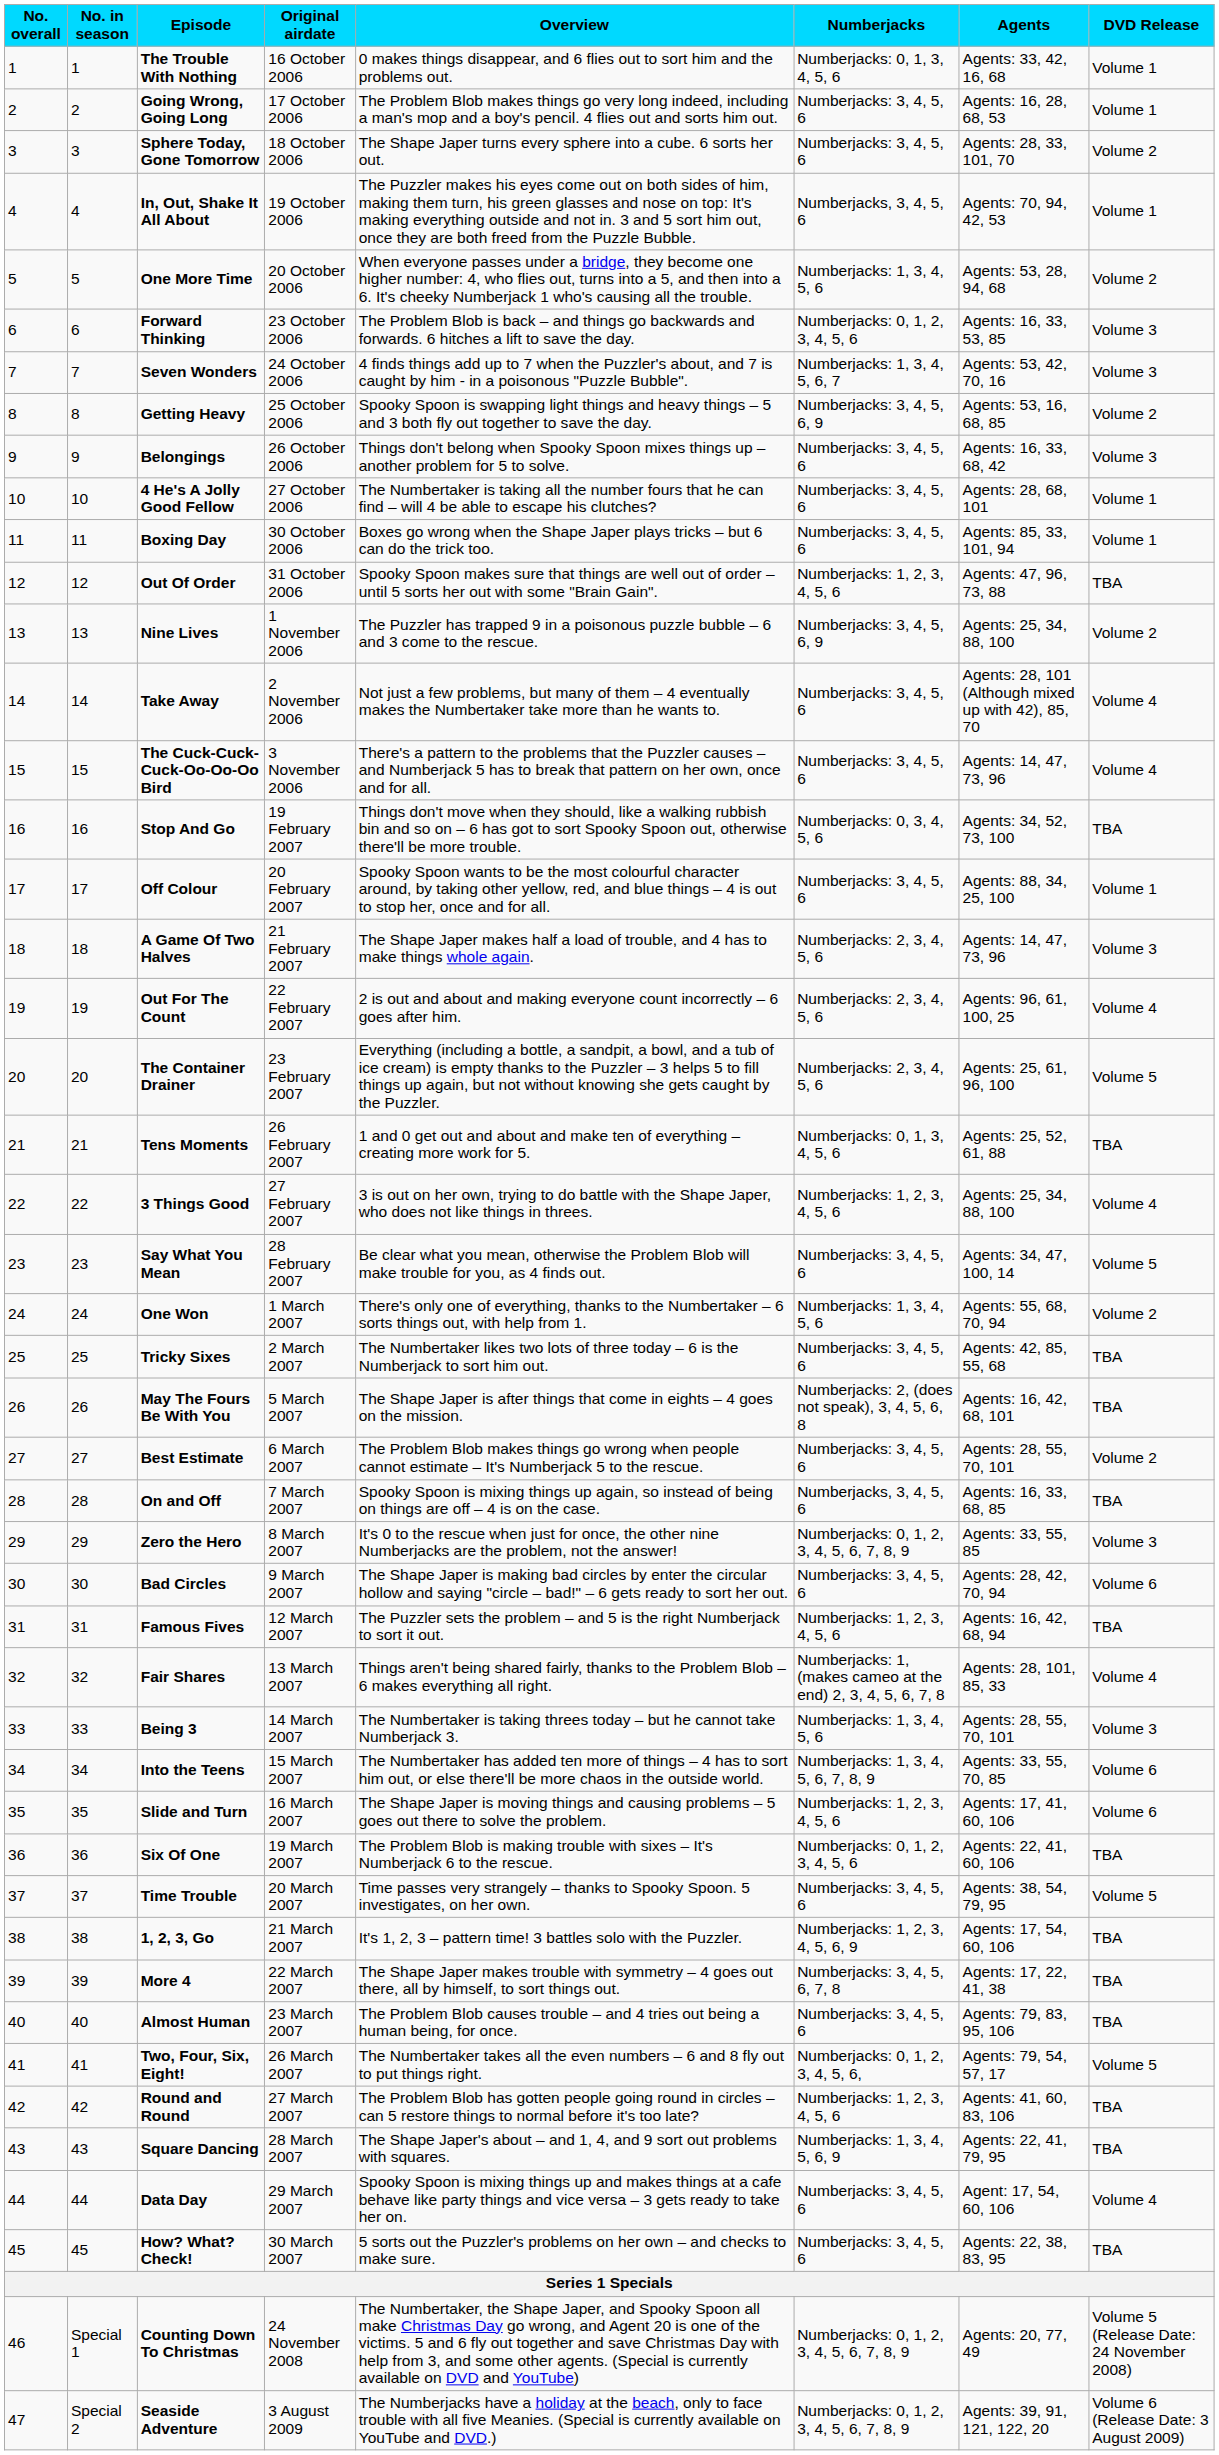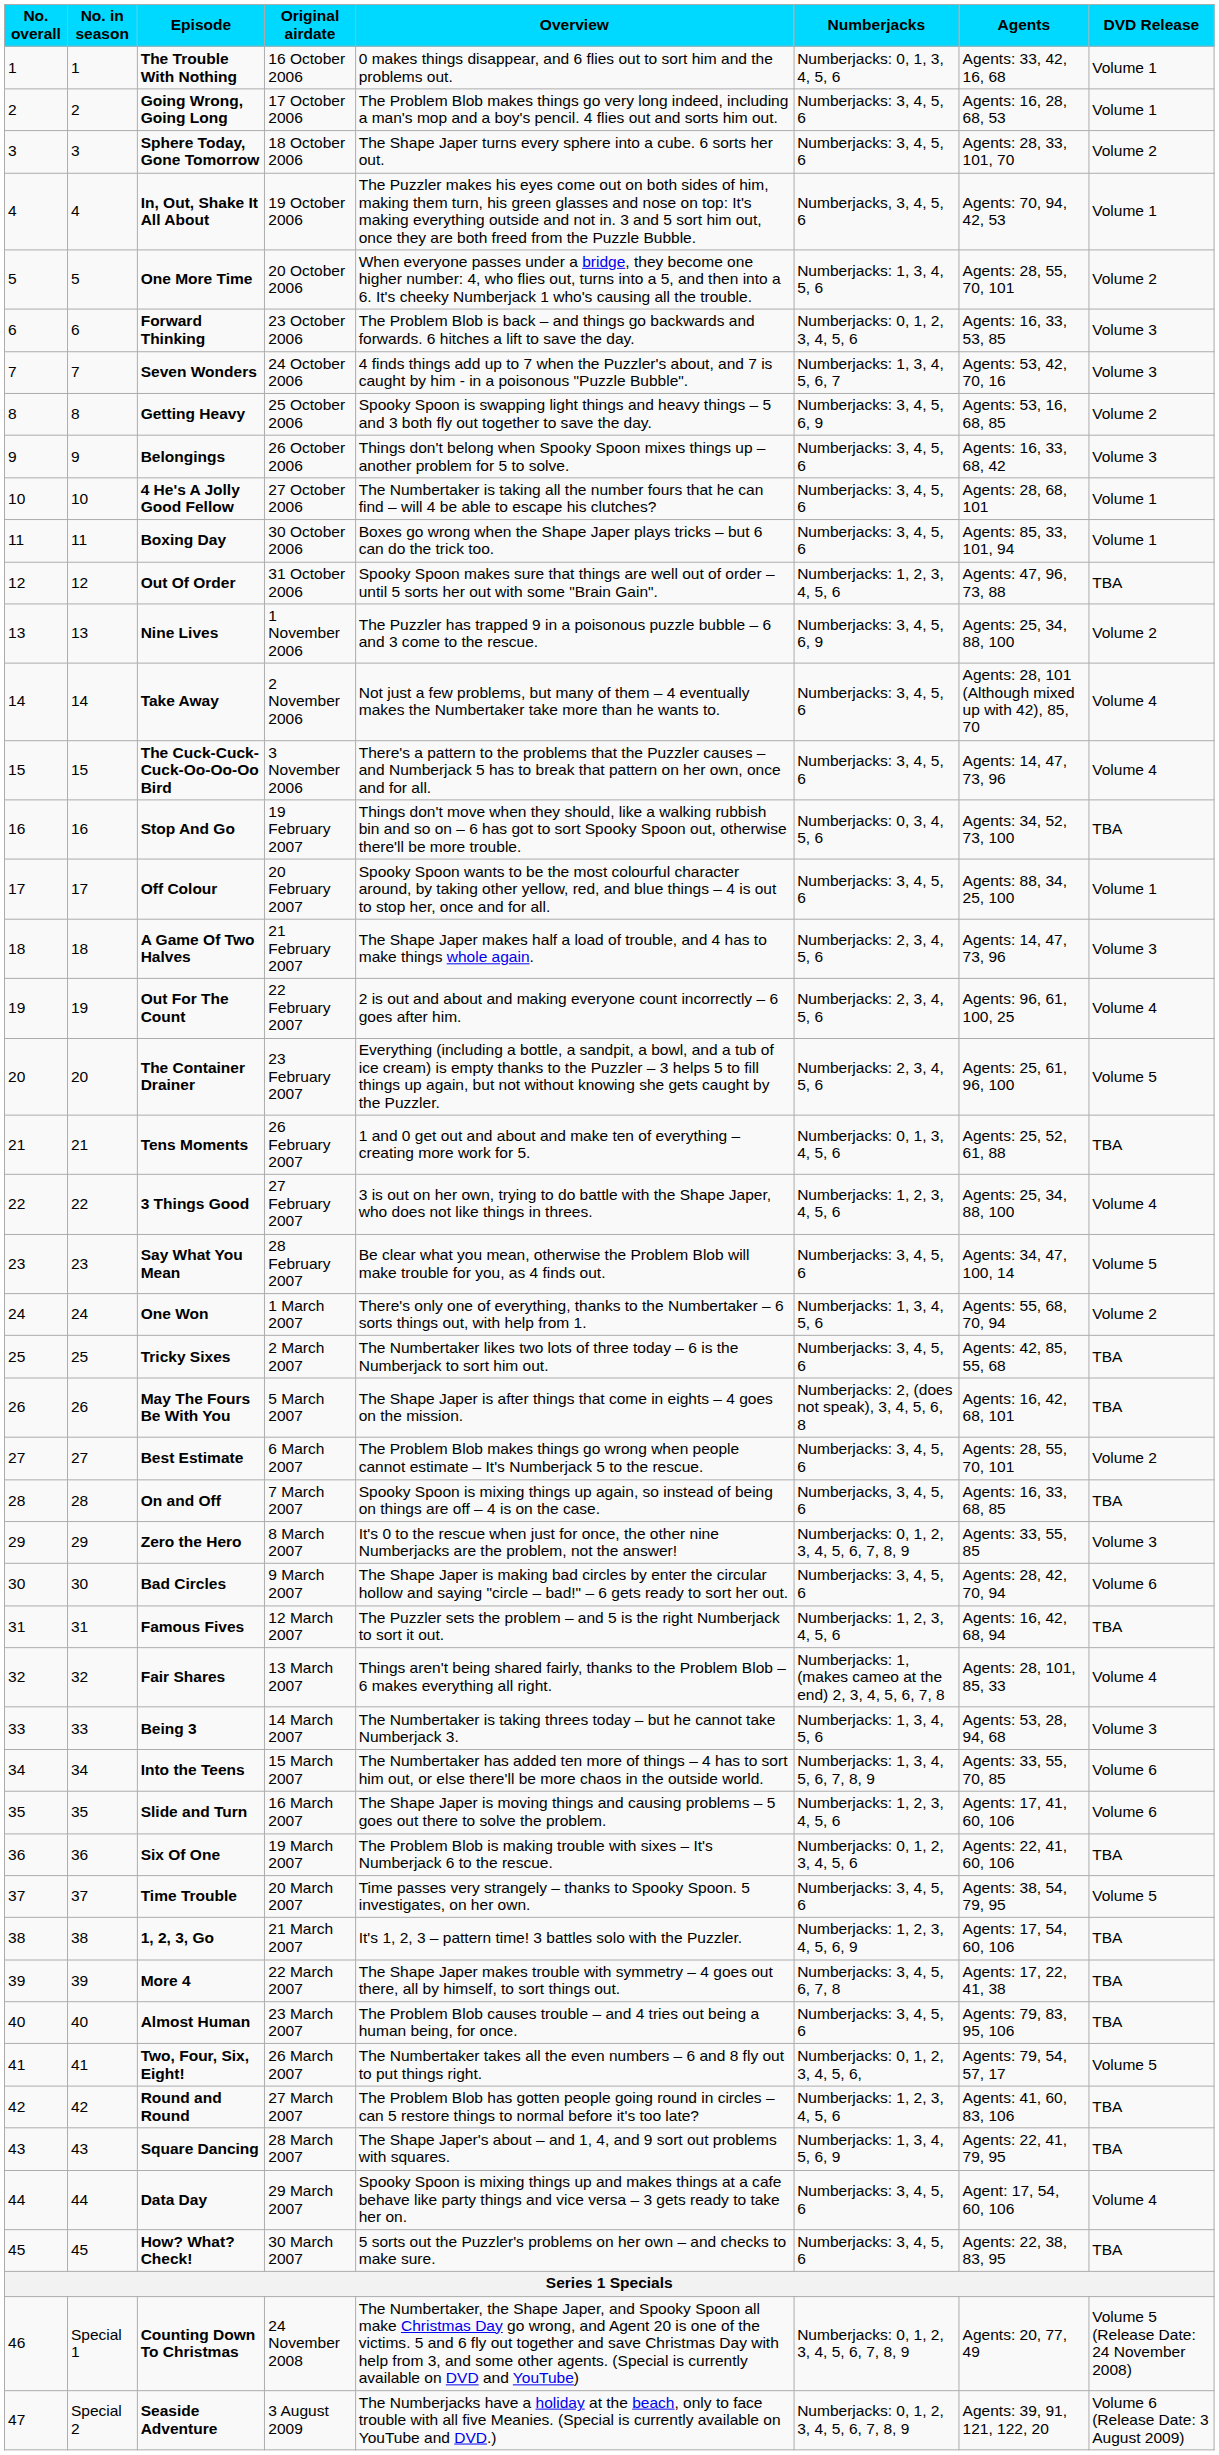(1015, 279) Agents: 53, 28, 94, 68 -> (1015, 279) Agents: 28, 55, 70, 101
(1015, 1728) Agents: 28, 55, 70, 101 -> (1015, 1728) Agents: 53, 28, 94, 68
